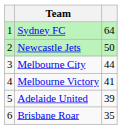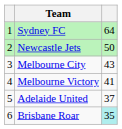(109, 64) 44 -> (109, 64) 43
(109, 98) 39 -> (109, 98) 37
(109, 115) no background -> (109, 115) paleturquoise background
